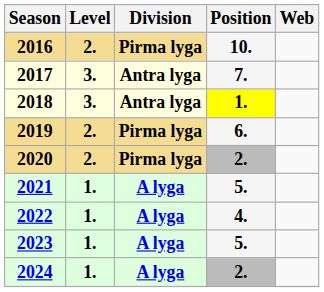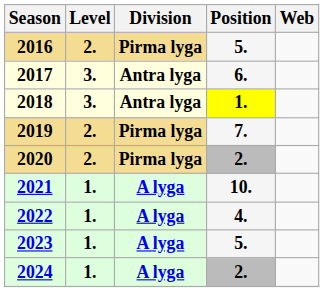(241, 46) 10. -> (241, 46) 5.
(241, 74) 7. -> (241, 74) 6.
(241, 131) 6. -> (241, 131) 7.
(241, 187) 5. -> (241, 187) 10.
